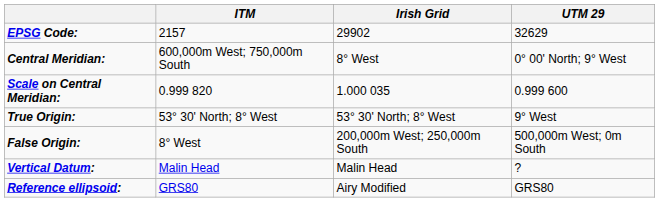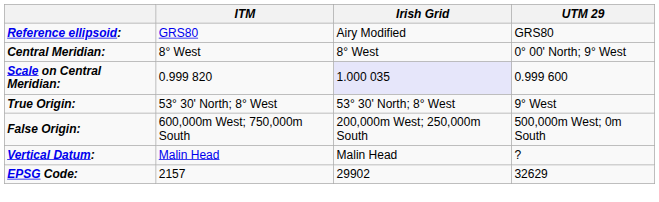rows swapped: (64, 187) <-> (42, 33)
(231, 58) 600,000m West; 750,000m South -> (180, 52) 8° West
(363, 91) no background -> (363, 77) lavender background
(180, 142) 8° West -> (231, 129) 600,000m West; 750,000m South
